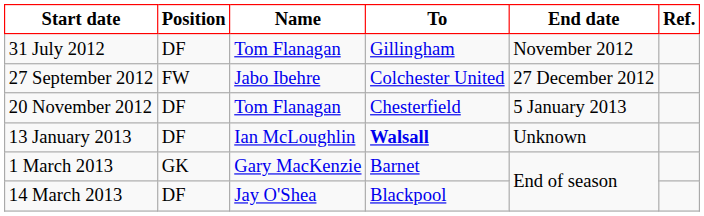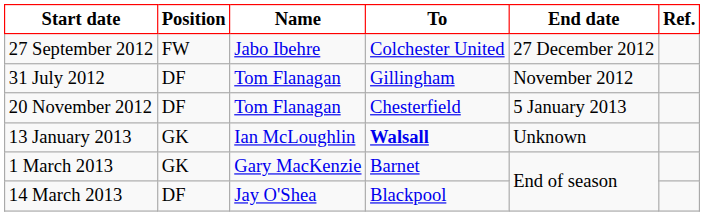rows swapped: (57, 48) <-> (81, 78)
(174, 136) DF -> (175, 136) GK
